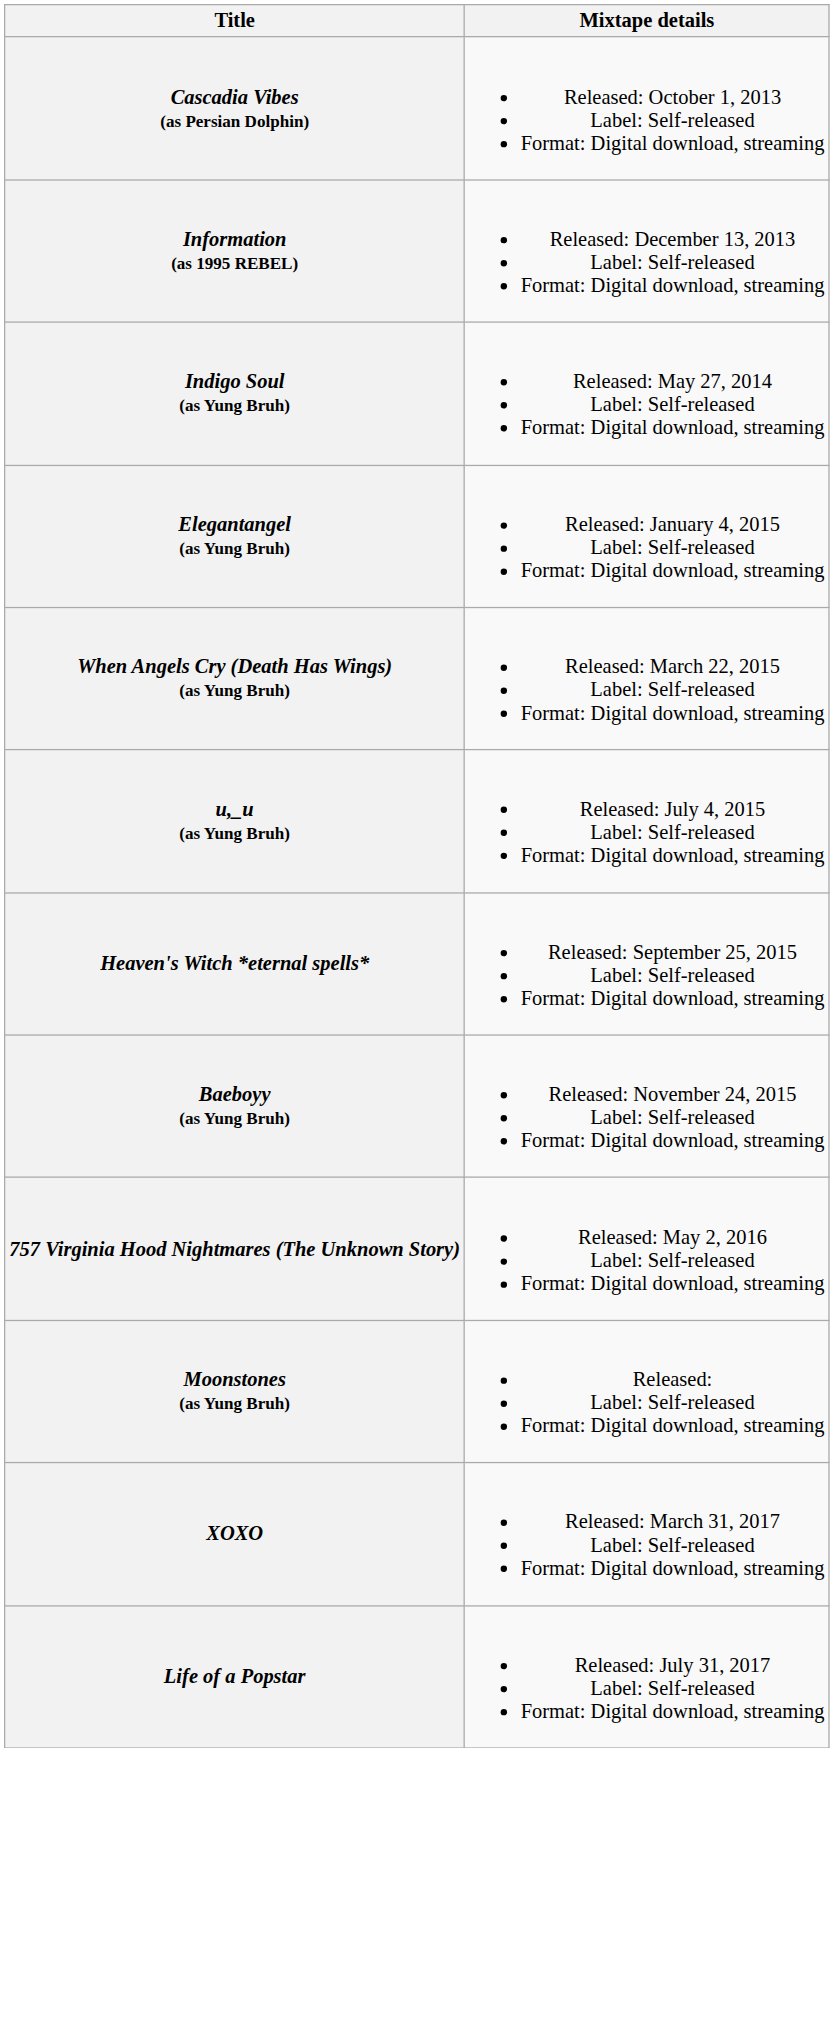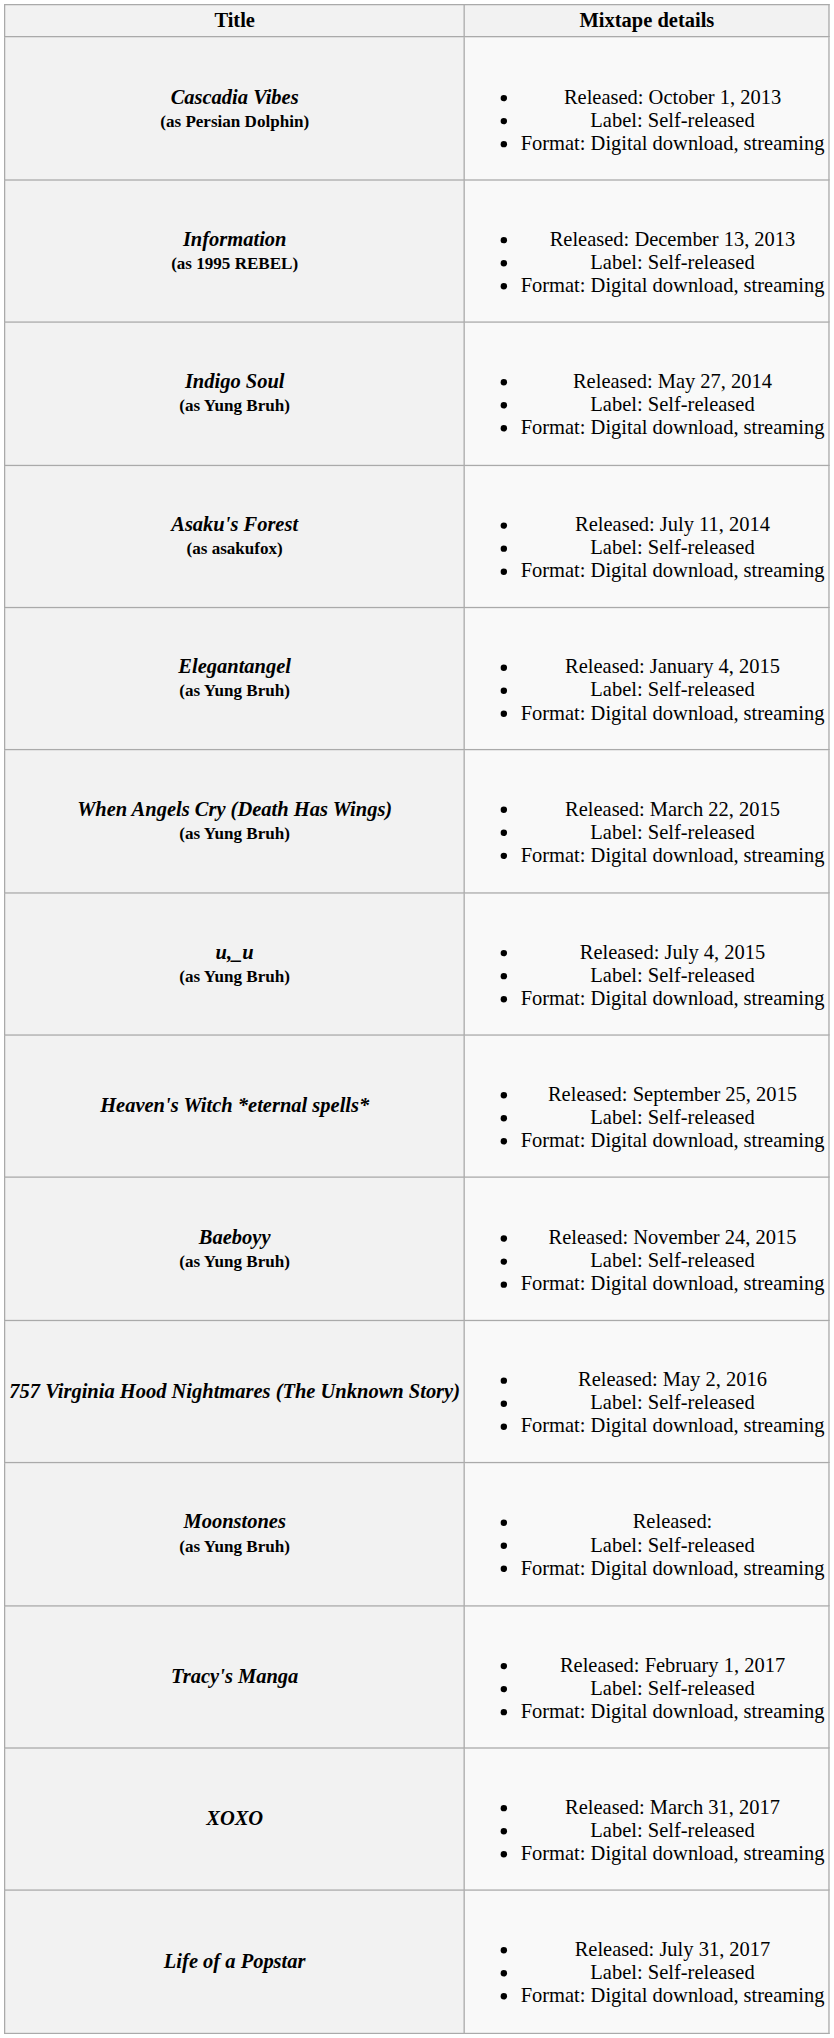+ row: (235, 535)
+ row: (235, 1676)
